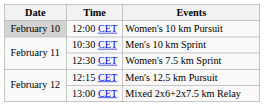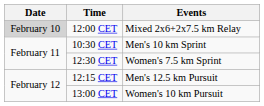(174, 28) Women's 10 km Pursuit -> (183, 28) Mixed 2x6+2x7.5 km Relay
(183, 93) Mixed 2x6+2x7.5 km Relay -> (174, 93) Women's 10 km Pursuit
